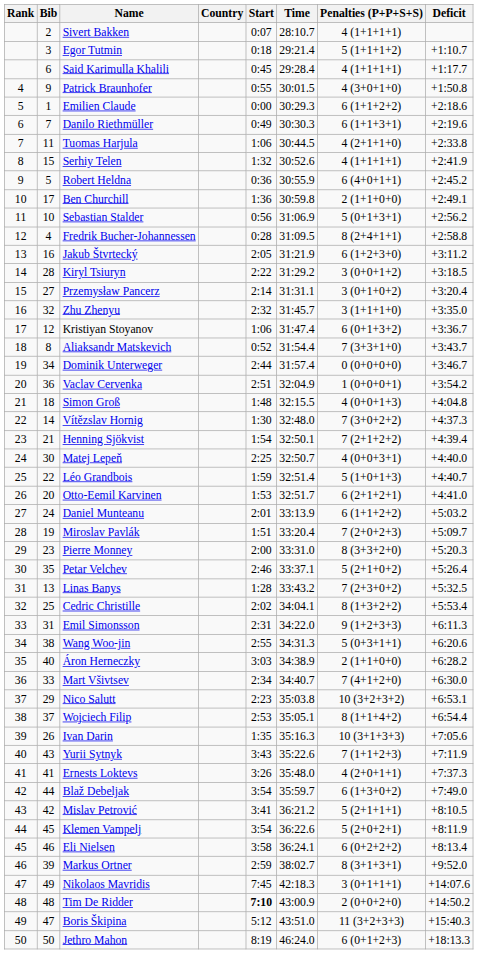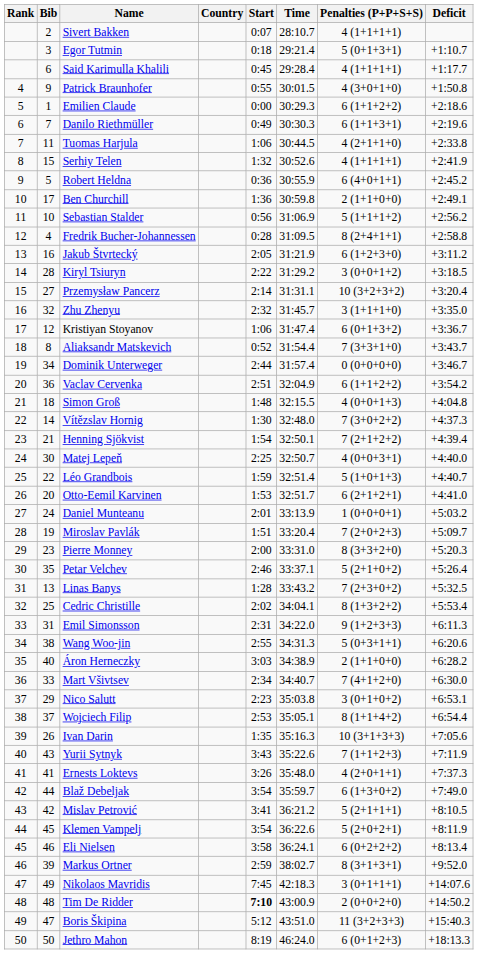(371, 50) 5 (1+1+1+2) -> (371, 50) 5 (0+1+3+1)
(371, 217) 5 (0+1+3+1) -> (371, 217) 5 (1+1+1+2)
(371, 291) 3 (0+1+0+2) -> (371, 291) 10 (3+2+3+2)
(371, 384) 1 (0+0+0+1) -> (371, 384) 6 (1+1+2+2)
(371, 513) 6 (1+1+2+2) -> (371, 513) 1 (0+0+0+1)
(371, 699) 10 (3+2+3+2) -> (371, 699) 3 (0+1+0+2)
